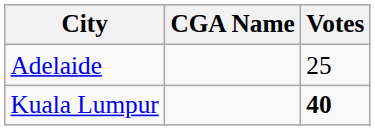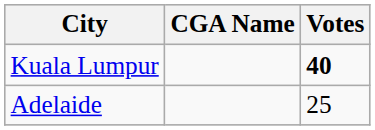rows swapped: (85, 104) <-> (56, 64)
